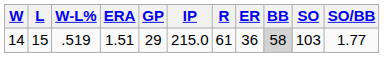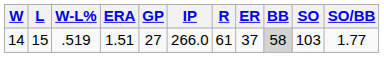(153, 40) 29 -> (153, 40) 27
(190, 40) 215.0 -> (190, 40) 266.0
(250, 40) 36 -> (250, 40) 37
